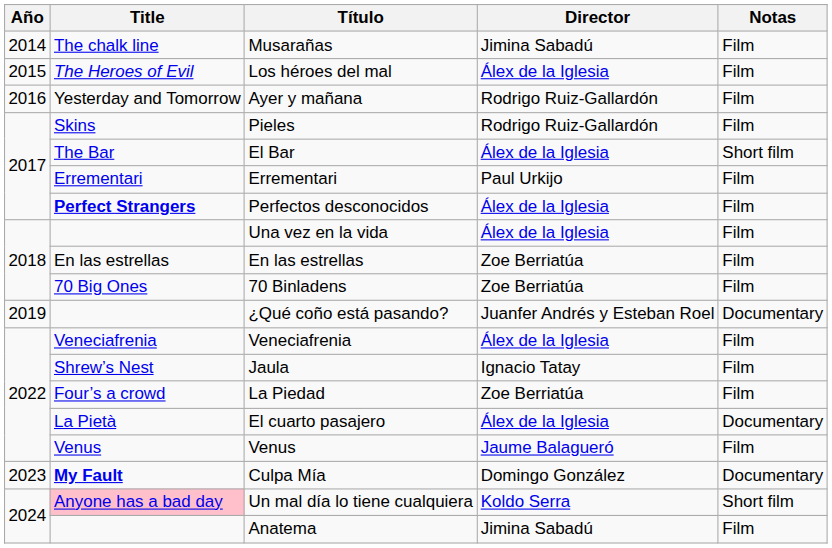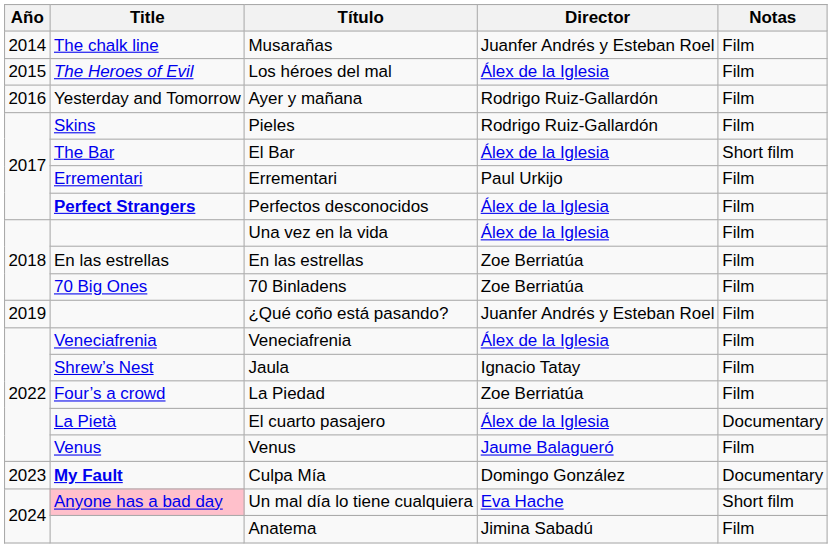(537, 44) Jimina Sabadú -> (598, 44) Juanfer Andrés y Esteban Roel
(773, 313) Documentary -> (738, 313) Film
(525, 502) Koldo Serra -> (522, 502) Eva Hache
